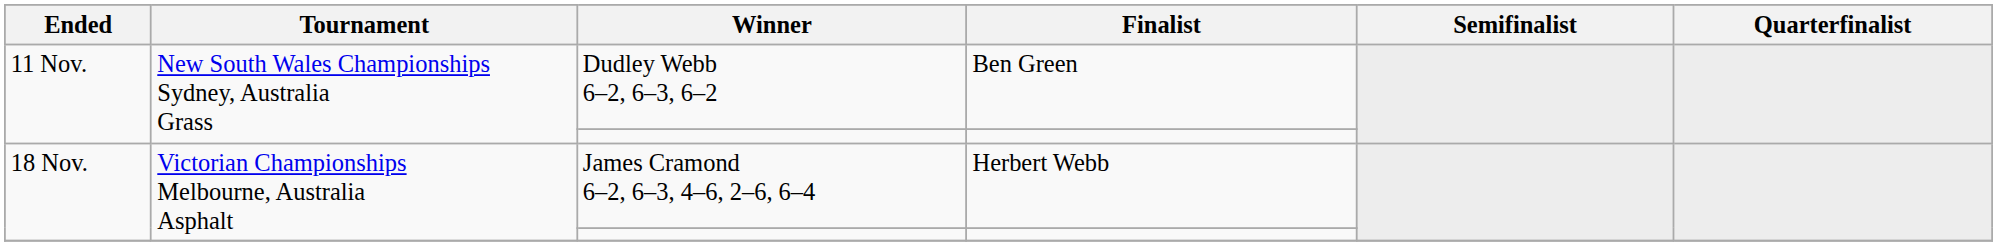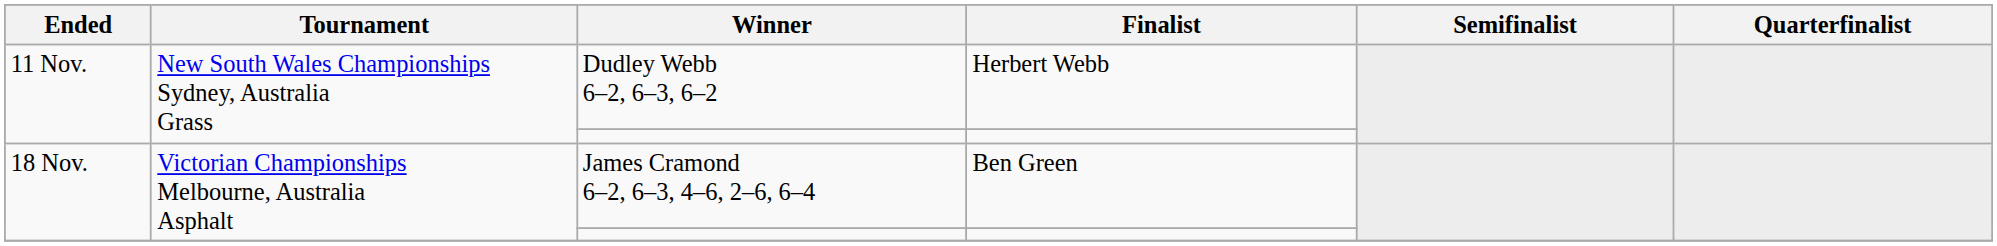(1025, 64) Ben Green -> (1041, 64) Herbert Webb
(1041, 162) Herbert Webb -> (1025, 162) Ben Green
